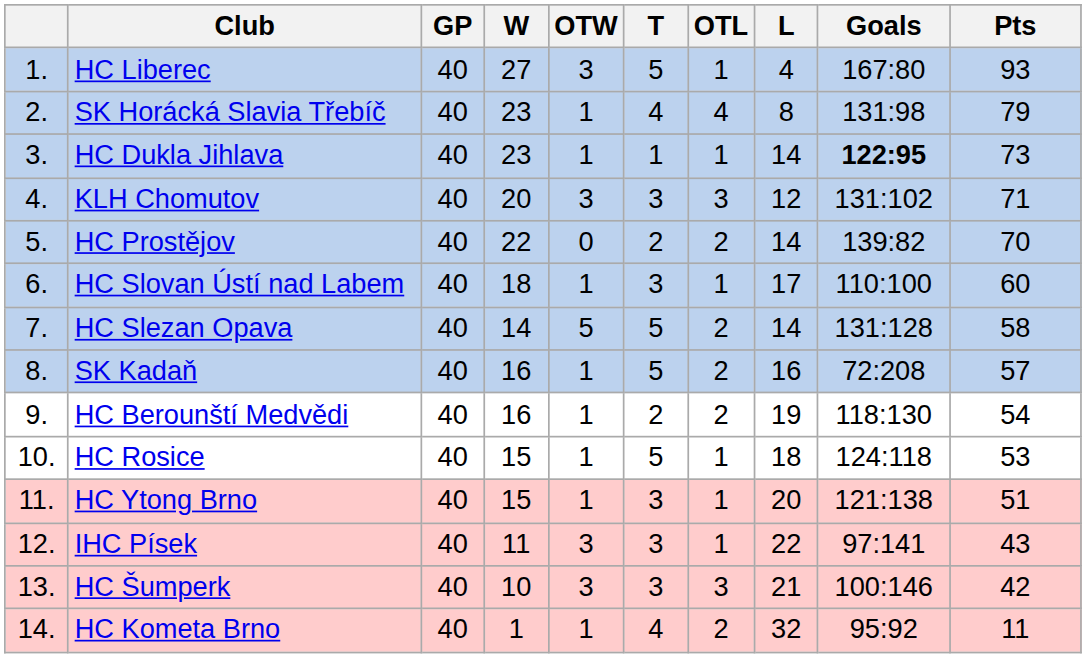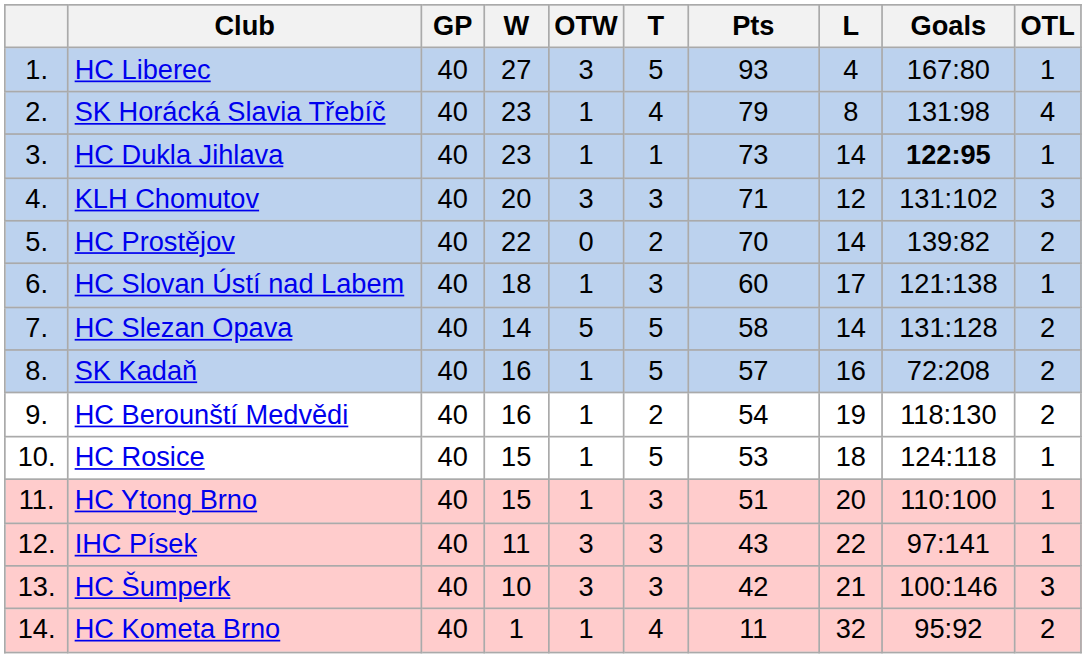columns swapped: (721, 26) <-> (1015, 26)
(884, 284) 110:100 -> (948, 284) 121:138
(884, 500) 121:138 -> (948, 500) 110:100
